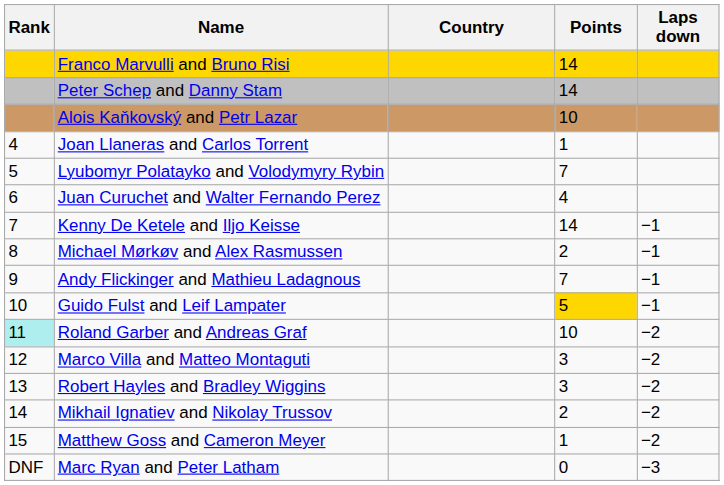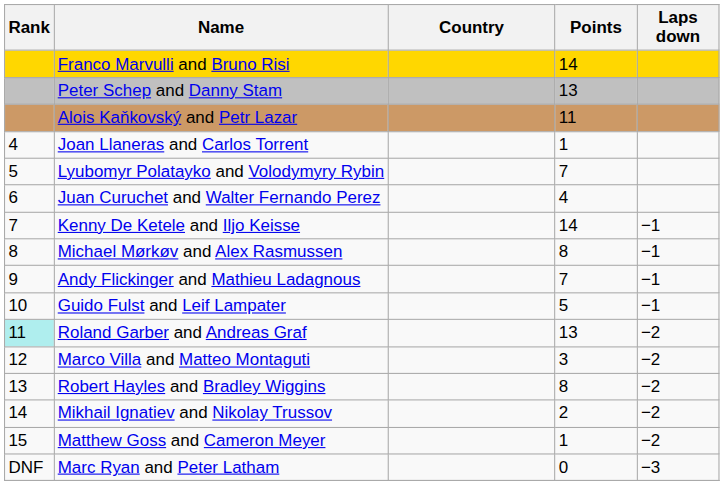(568, 90) 14 -> (568, 90) 13
(568, 117) 10 -> (568, 117) 11
(564, 252) 2 -> (564, 252) 8
(564, 306) gold background -> (564, 306) no background
(568, 332) 10 -> (568, 332) 13
(564, 386) 3 -> (564, 386) 8
